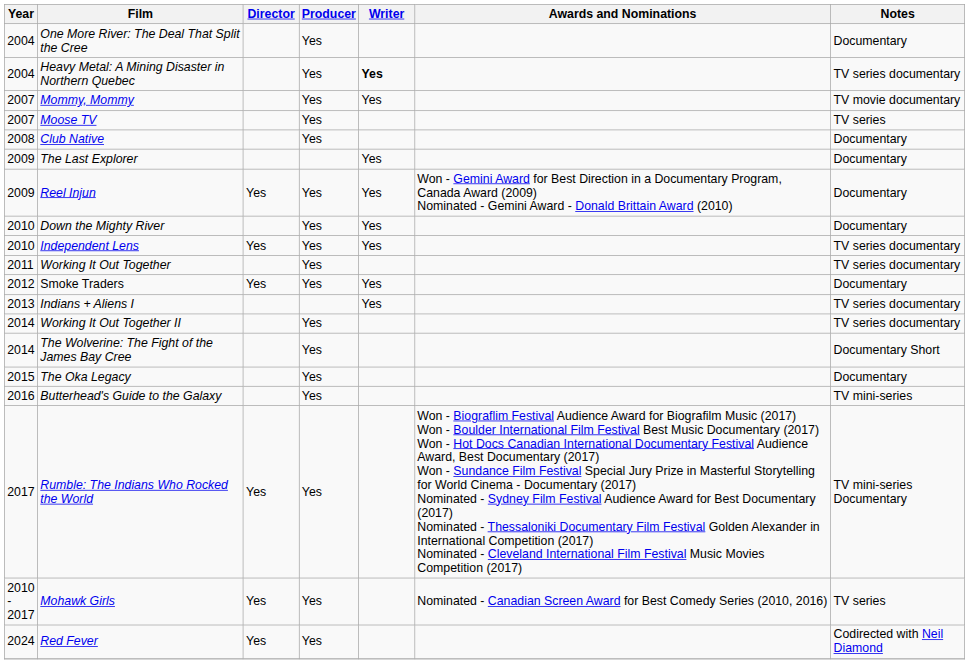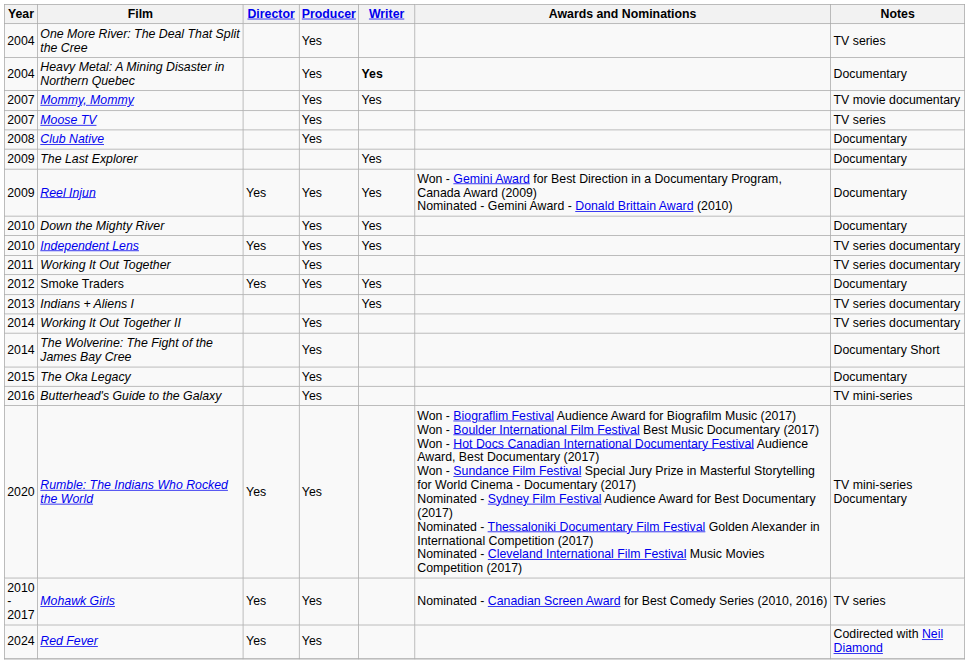(870, 40) Documentary -> (860, 40) TV series
(897, 74) TV series documentary -> (870, 74) Documentary
(21, 491) 2017 -> (21, 491) 2020
